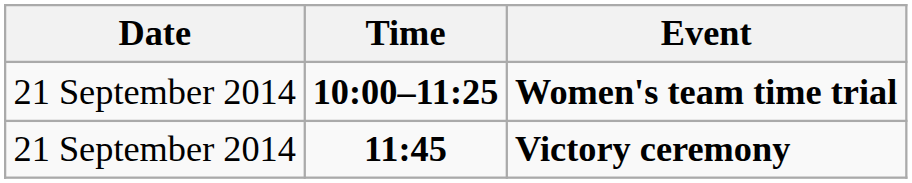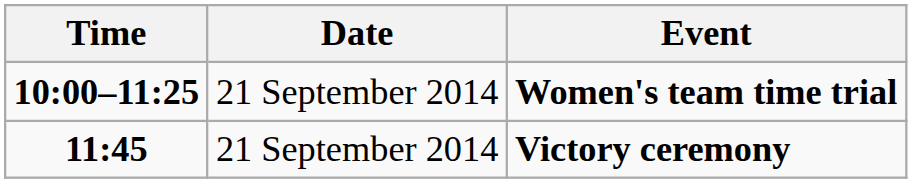columns swapped: (155, 33) <-> (405, 33)
